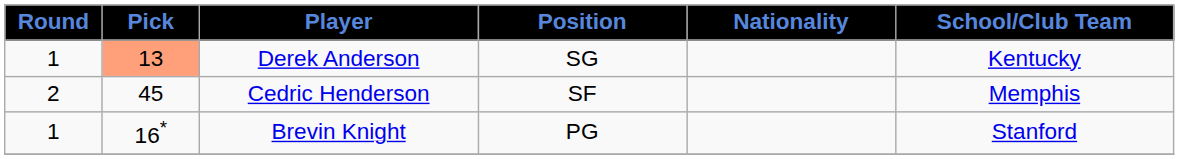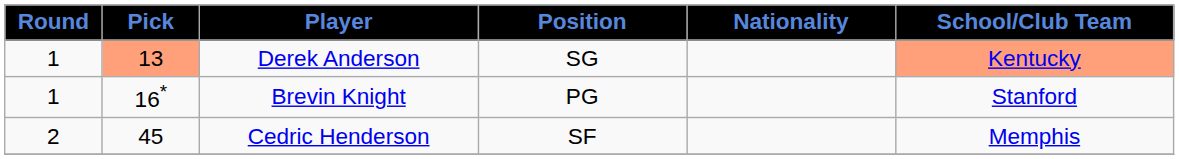(1034, 58) no background -> (1034, 58) lightsalmon background
rows swapped: (339, 132) <-> (339, 93)
